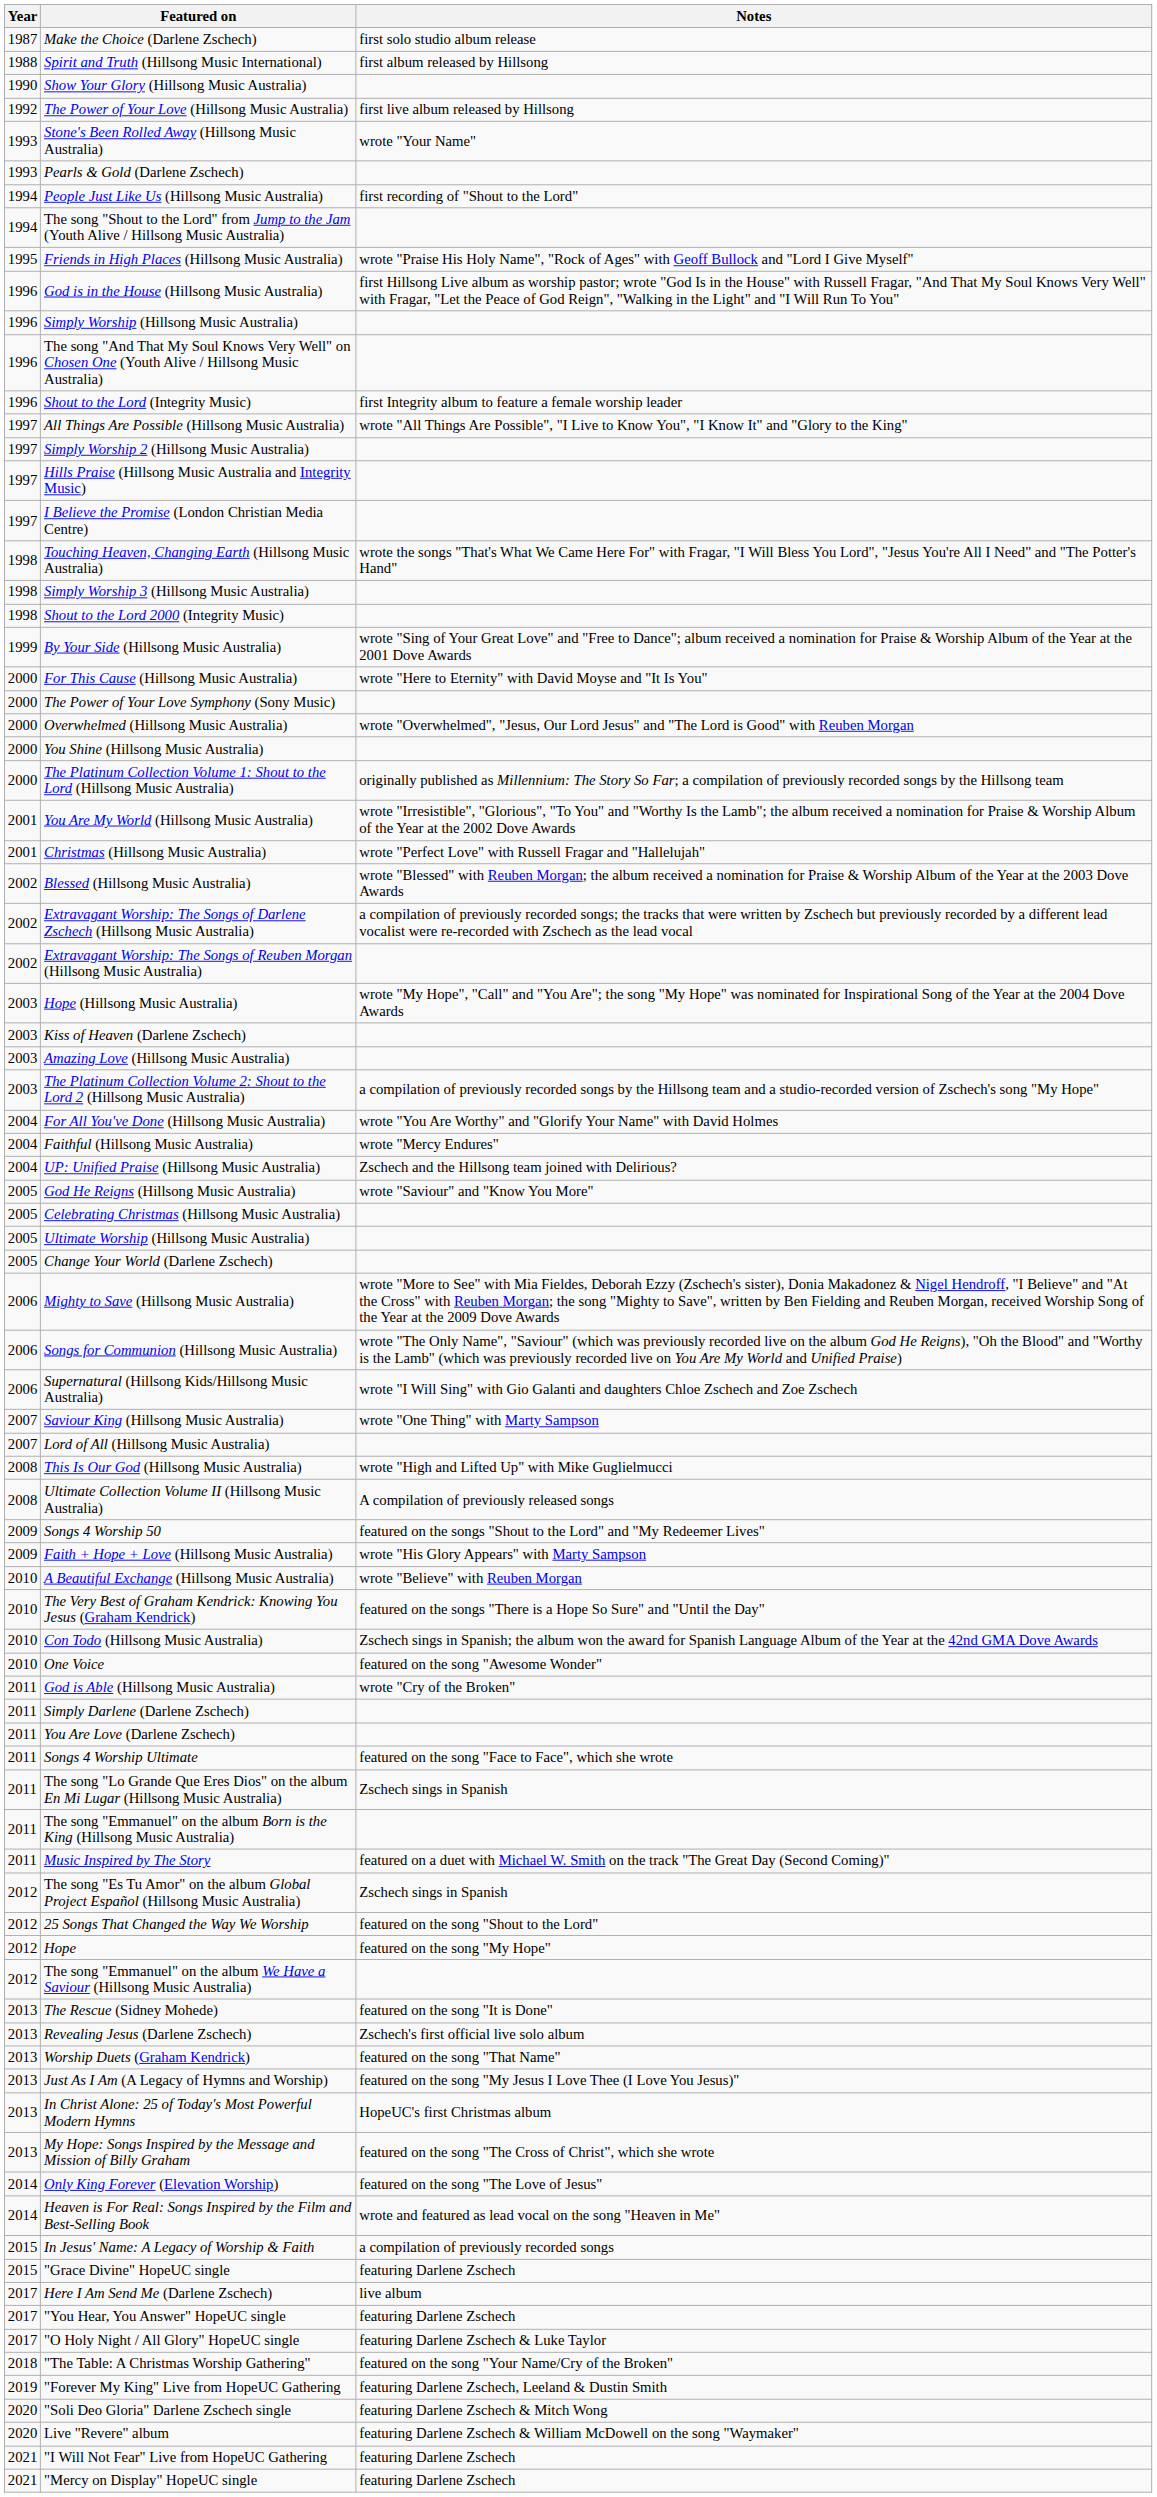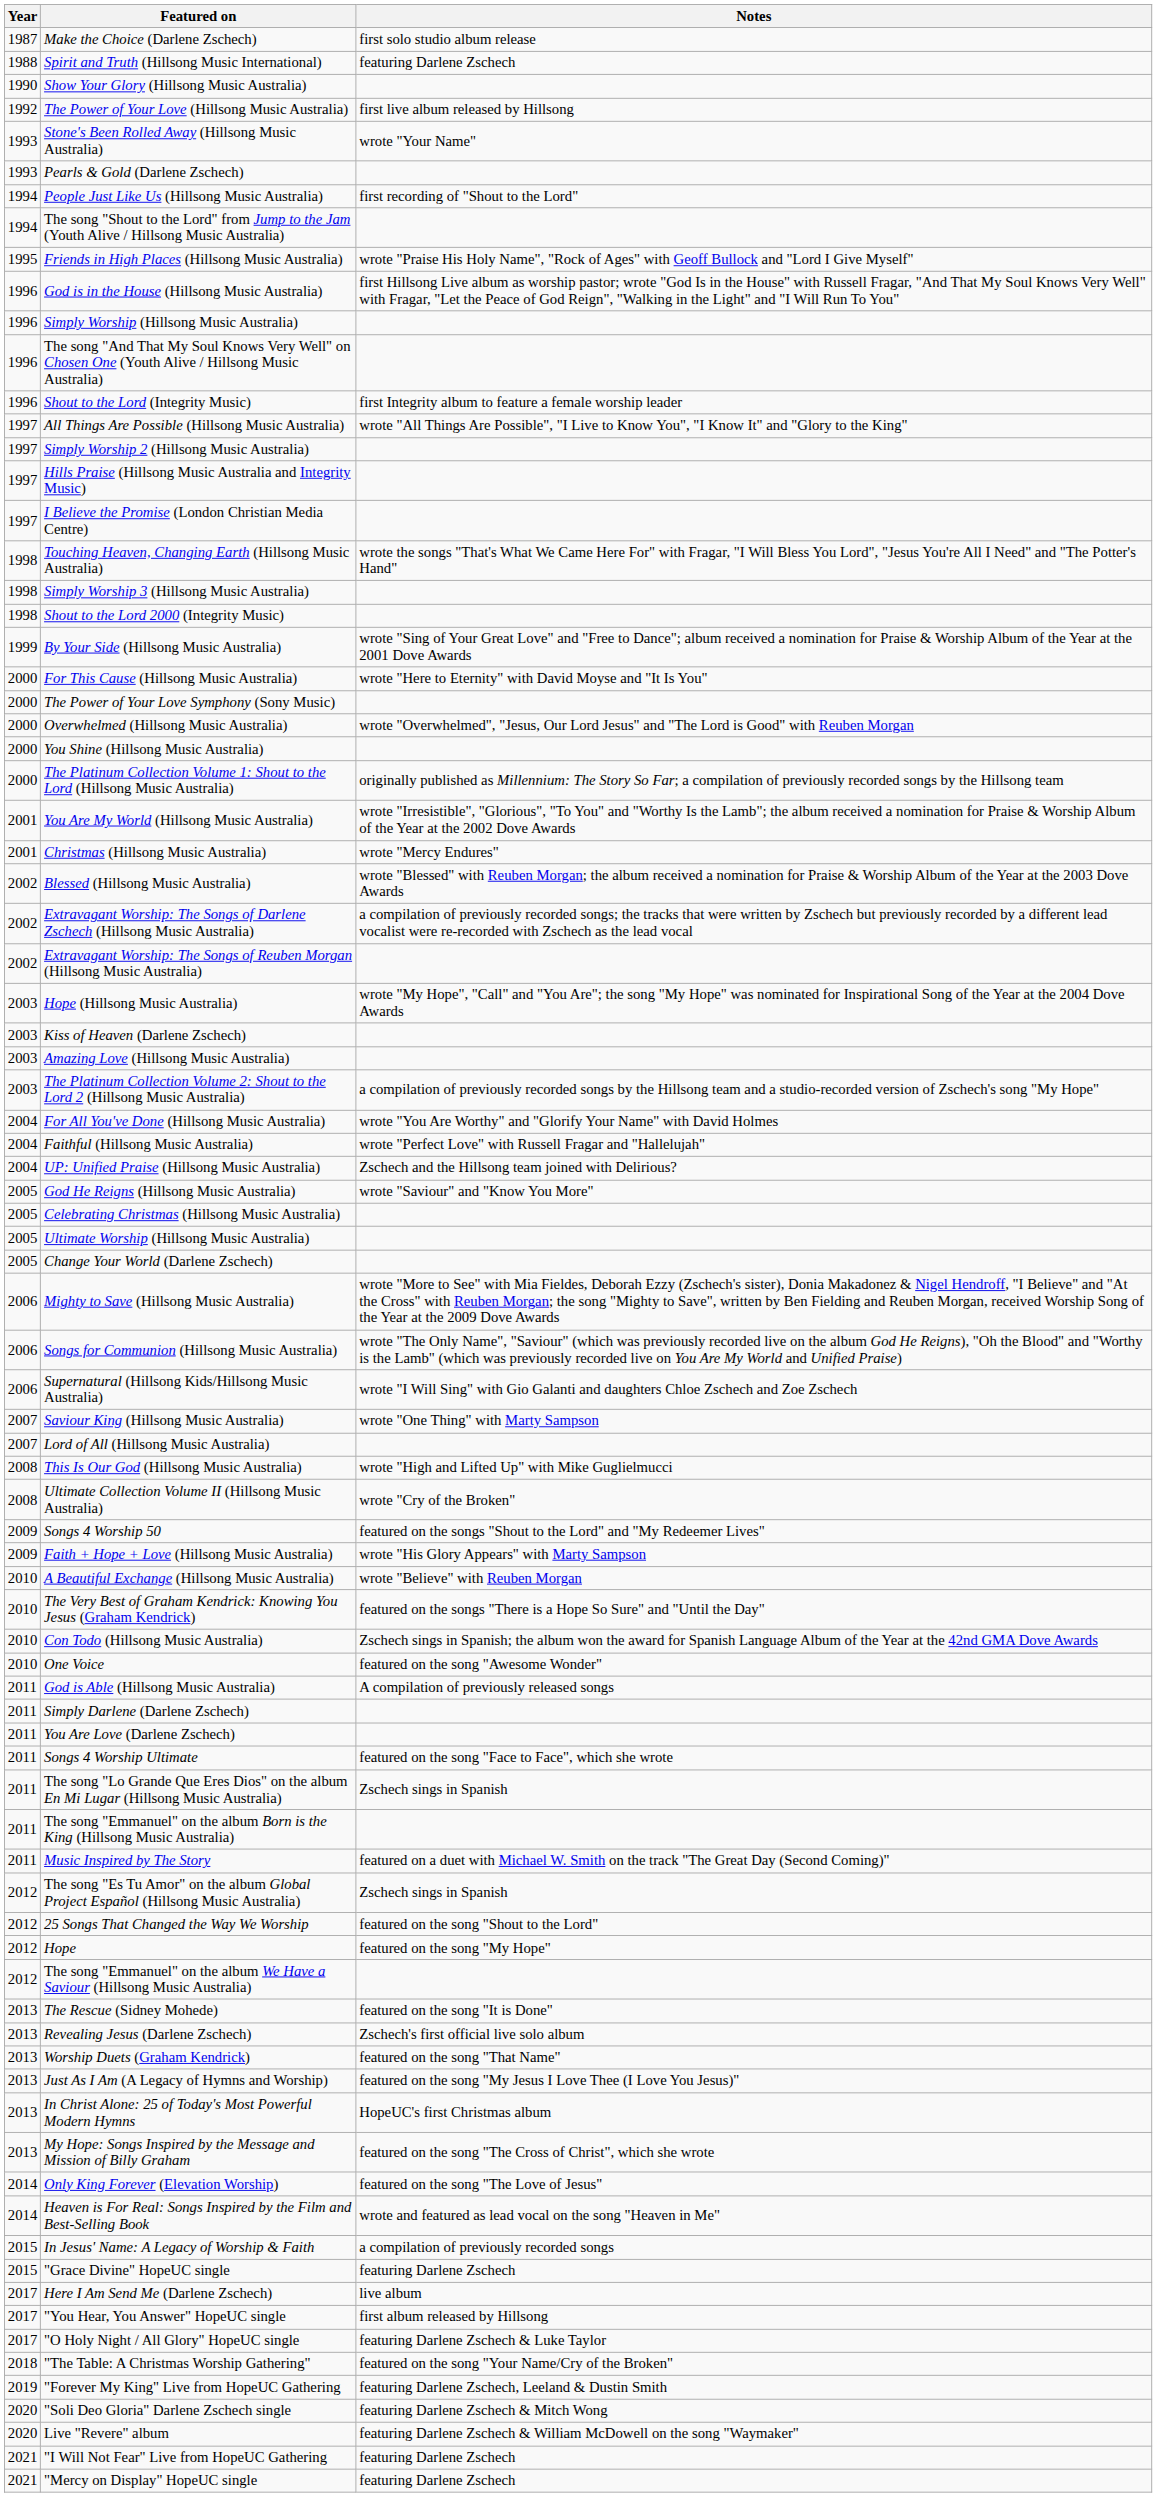(454, 62) first album released by Hillsong -> (437, 62) featuring Darlene Zschech
(532, 851) wrote "Perfect Love" with Russell Fragar and "Hallelujah" -> (429, 851) wrote "Mercy Endures"
(429, 1144) wrote "Mercy Endures" -> (532, 1144) wrote "Perfect Love" with Russell Fragar and "Hallelujah"
(487, 1499) A compilation of previously released songs -> (437, 1499) wrote "Cry of the Broken"
(437, 1687) wrote "Cry of the Broken" -> (487, 1687) A compilation of previously released songs
(437, 2317) featuring Darlene Zschech -> (454, 2317) first album released by Hillsong
